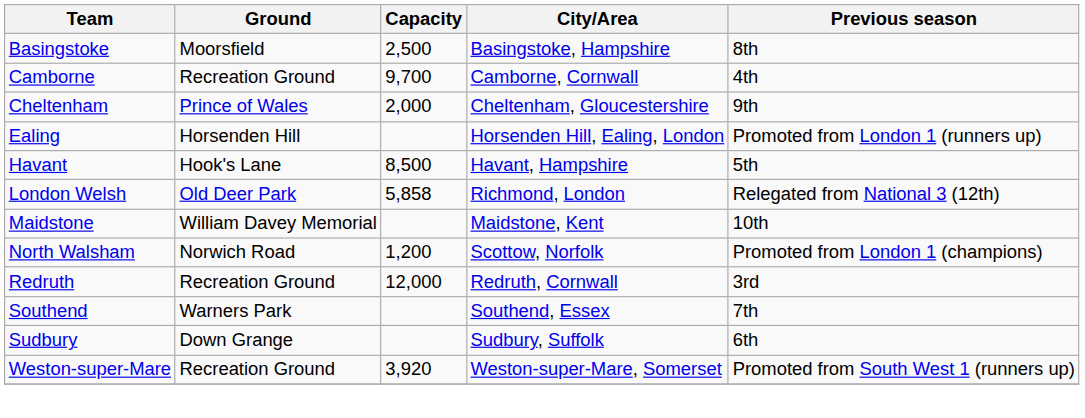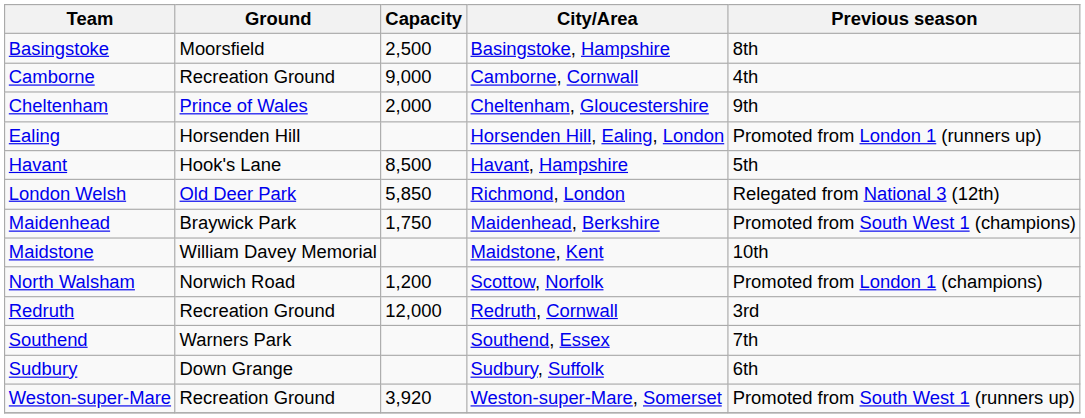(408, 77) 9,700 -> (408, 77) 9,000
(408, 194) 5,858 -> (408, 194) 5,850
+ row: (59, 223)
